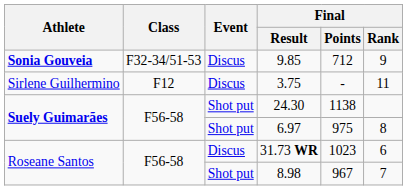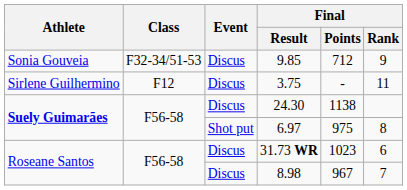(50, 61) bold -> (48, 61) normal
(231, 106) Shot put -> (226, 106) Discus
(231, 174) Shot put -> (226, 174) Discus
